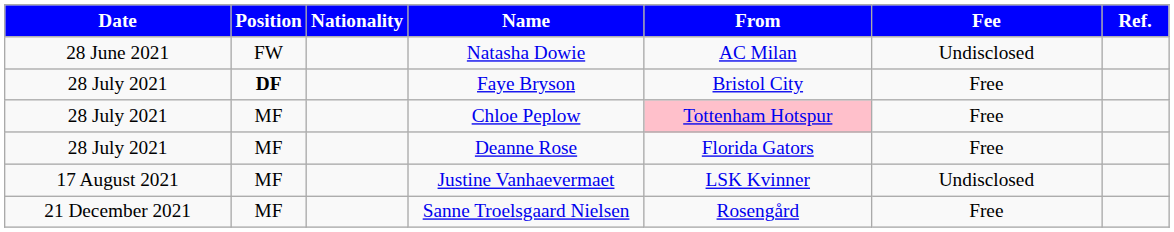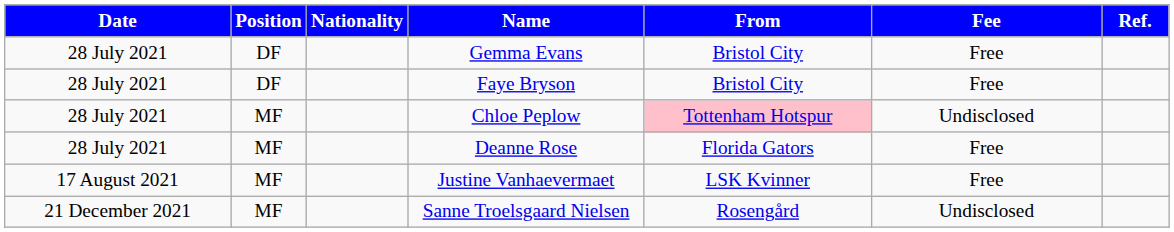- row: (526, 52)
+ row: (526, 52)
(269, 84) bold -> (269, 84) normal
(986, 116) Free -> (986, 116) Undisclosed
(986, 179) Undisclosed -> (986, 179) Free
(986, 211) Free -> (986, 211) Undisclosed
